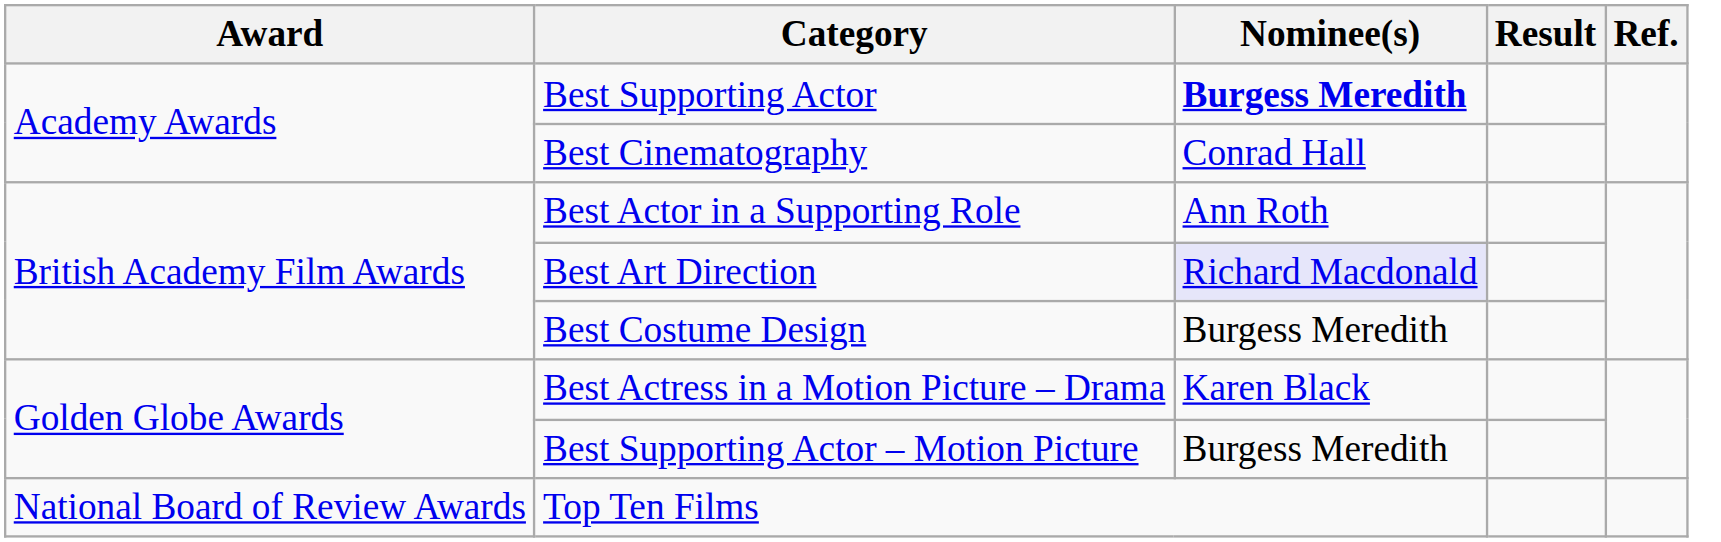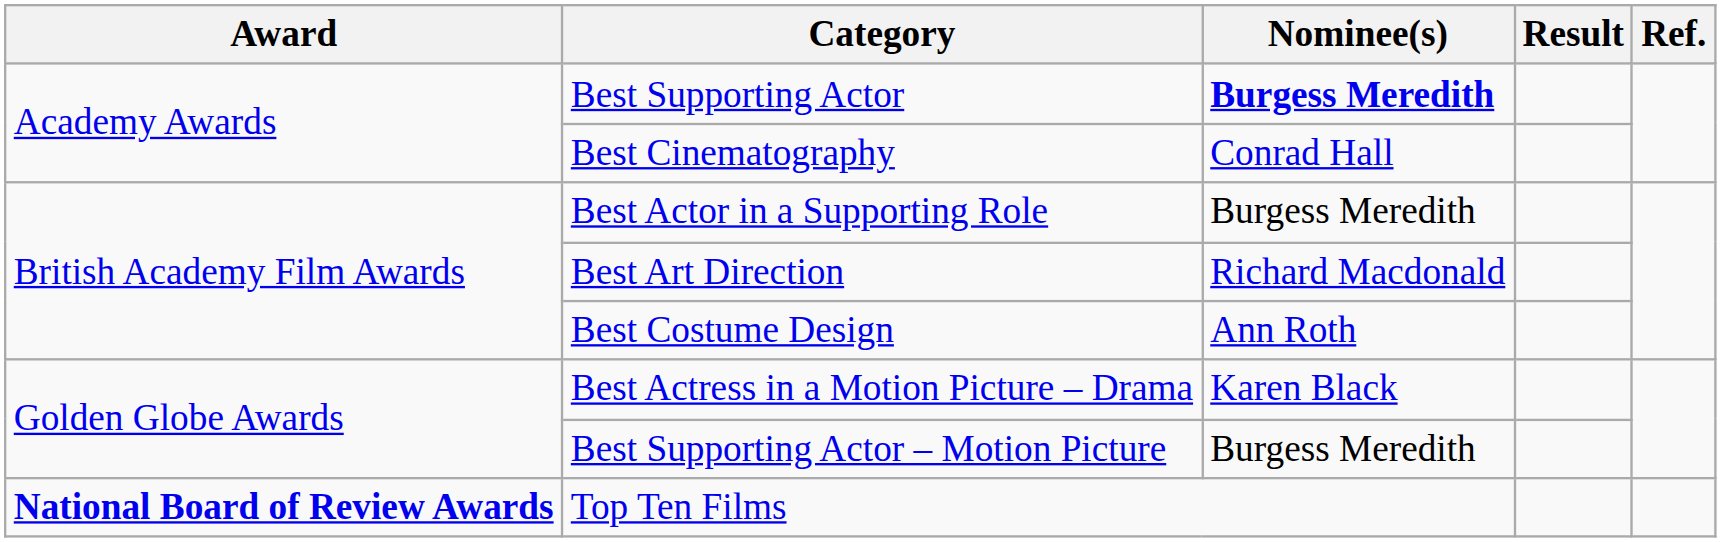(1256, 211) Ann Roth -> (1343, 211) Burgess Meredith
(1330, 270) lavender background -> (1358, 270) no background
(1315, 329) Burgess Meredith -> (1283, 329) Ann Roth
(270, 507) normal -> (284, 507) bold
